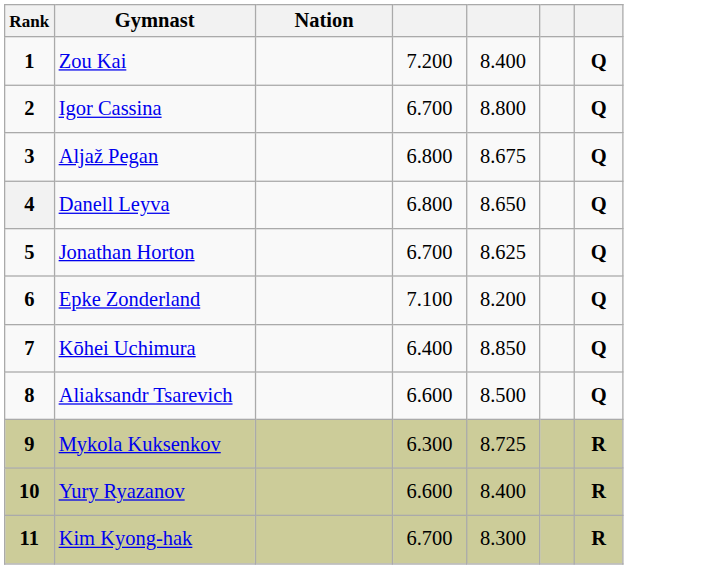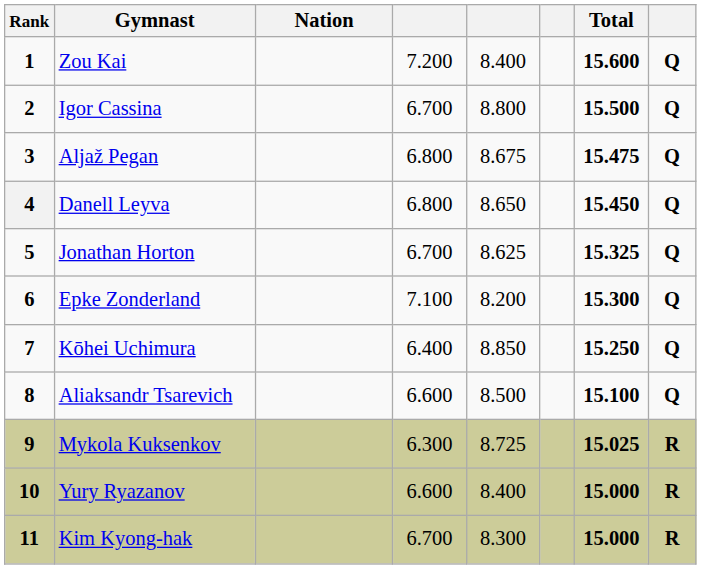+ column: (611, 20)
